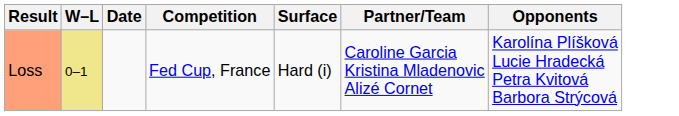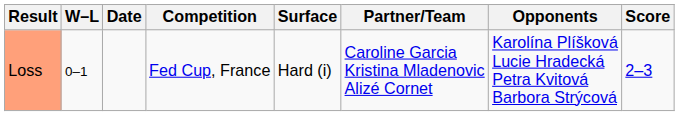+ column: (648, 17)
(76, 71) khaki background -> (76, 71) no background
